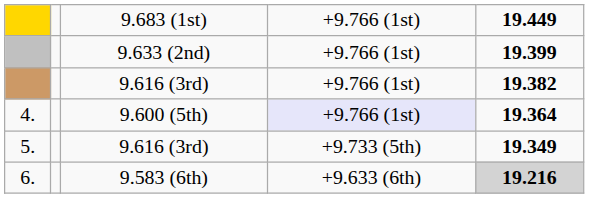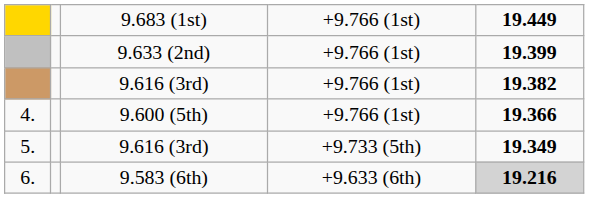(371, 114) lavender background -> (371, 114) no background
(529, 114) 19.364 -> (529, 114) 19.366
